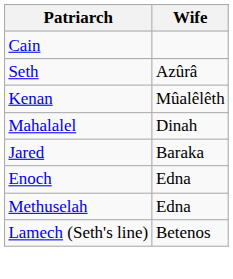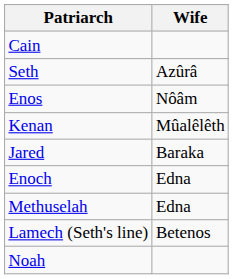+ row: (25, 98)
- row: (42, 125)
+ row: (27, 260)
